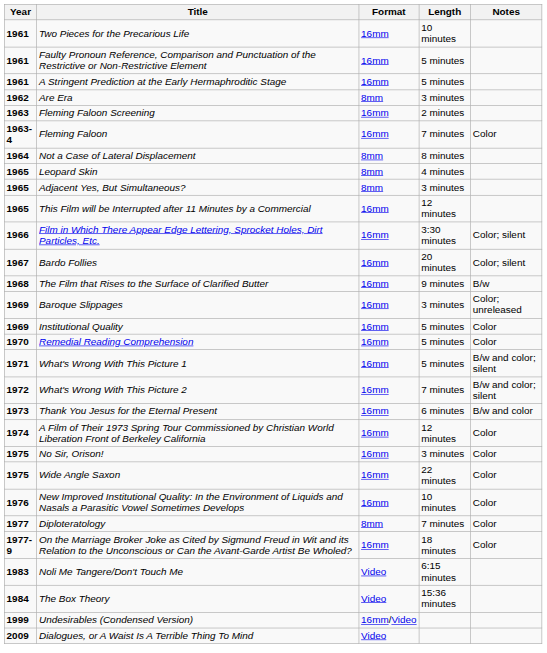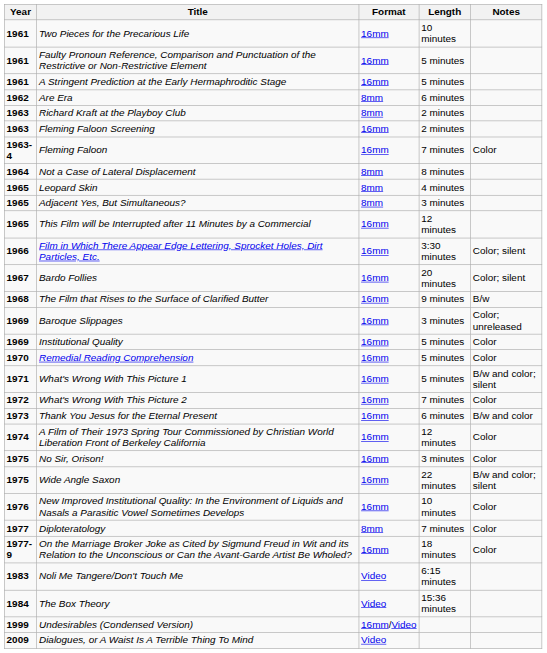(443, 97) 3 minutes -> (443, 97) 6 minutes
+ row: (112, 113)
(504, 390) B/w and color; silent -> (485, 400) Color
(485, 475) Color -> (504, 480) B/w and color; silent
